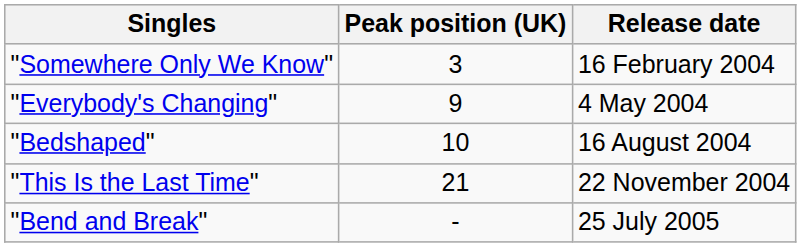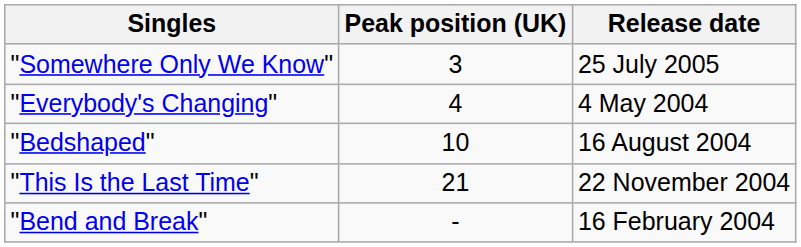(676, 63) 16 February 2004 -> (649, 63) 25 July 2005
(455, 103) 9 -> (455, 103) 4
(649, 222) 25 July 2005 -> (676, 222) 16 February 2004
